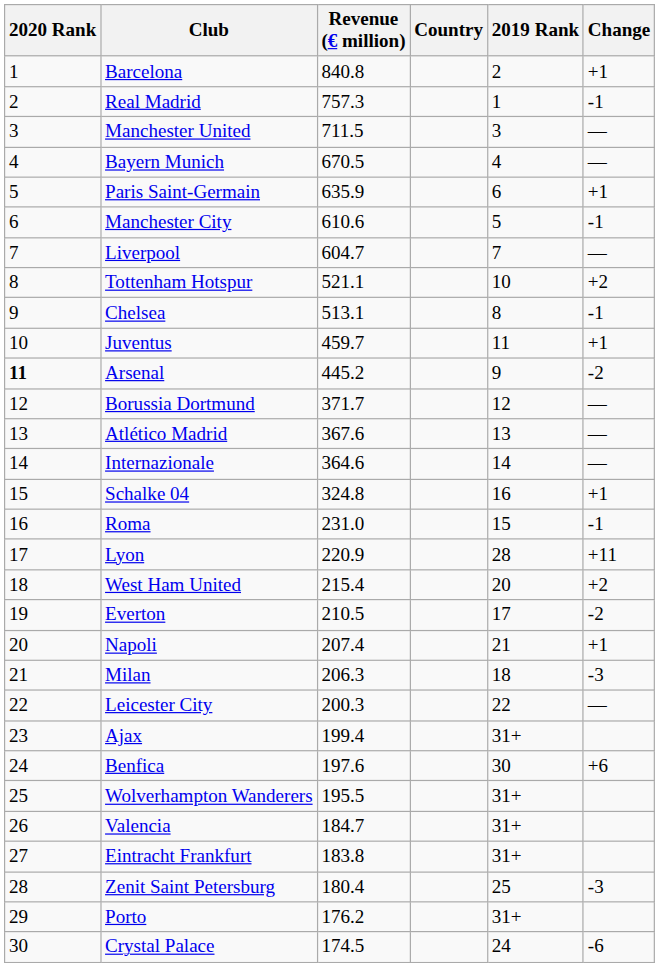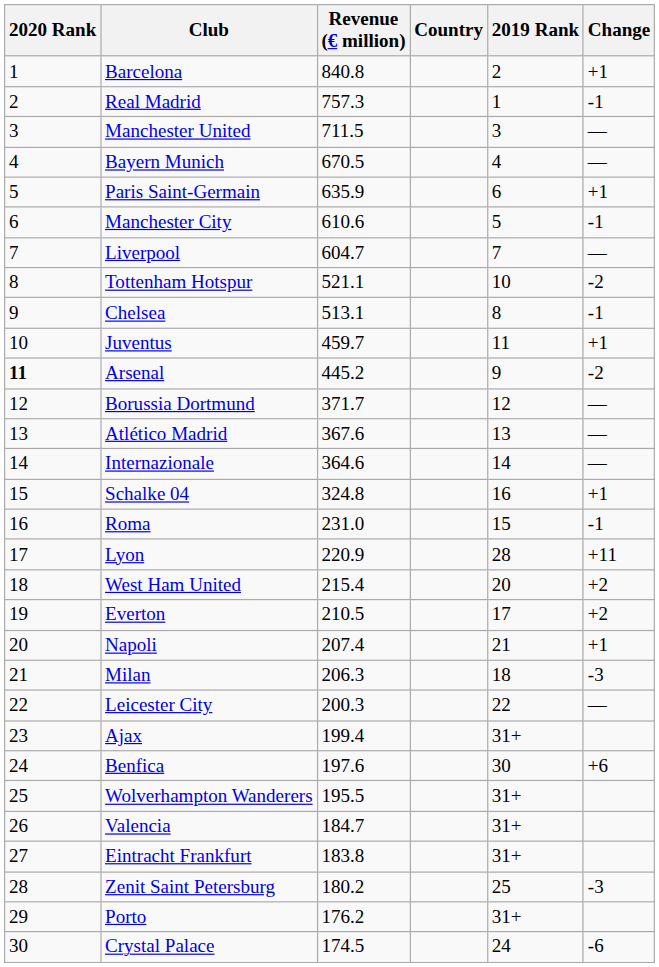(598, 282) +2 -> (596, 282) -2
(596, 614) -2 -> (598, 614) +2
(343, 886) 180.4 -> (343, 886) 180.2
